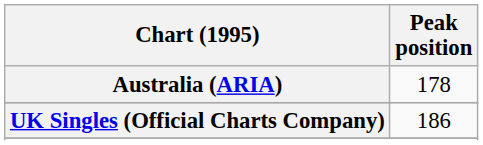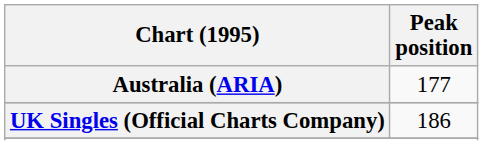(434, 84) 178 -> (434, 84) 177
